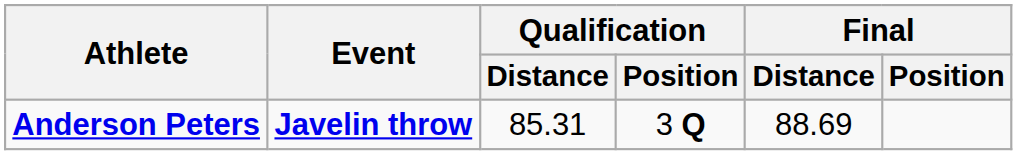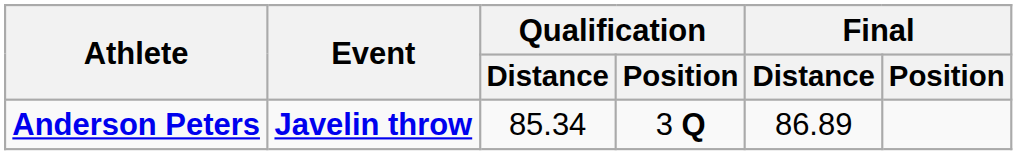(548, 125) 85.31 -> (548, 125) 85.34
(814, 125) 88.69 -> (814, 125) 86.89
